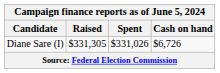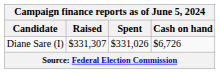(87, 44) $331,305 -> (87, 44) $331,307
